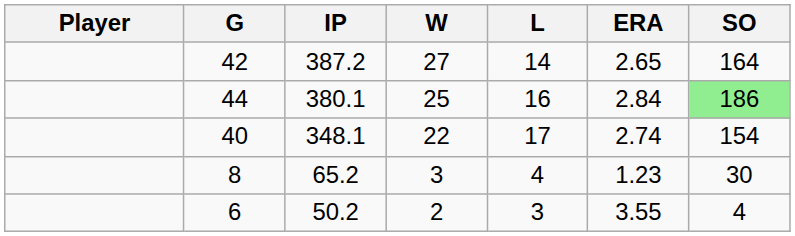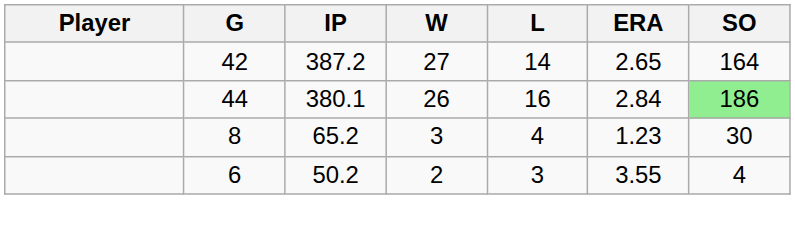(437, 99) 25 -> (437, 99) 26
- row: (235, 136)
